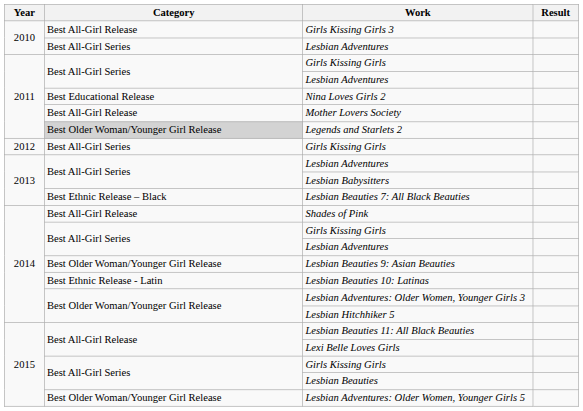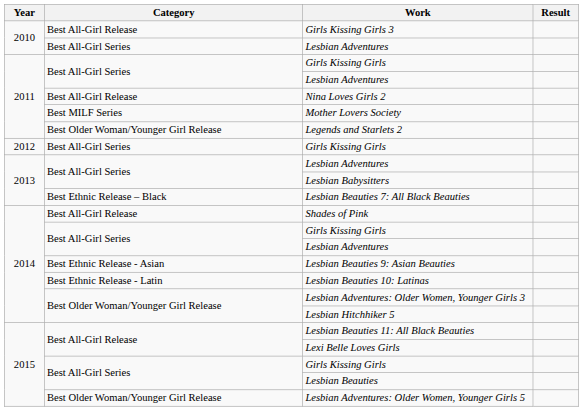(101, 96) Best Educational Release -> (92, 96) Best All-Girl Release
(92, 113) Best All-Girl Release -> (85, 113) Best MILF Series
(134, 130) lightgrey background -> (134, 130) no background
(134, 264) Best Older Woman/Younger Girl Release -> (106, 264) Best Ethnic Release - Asian
